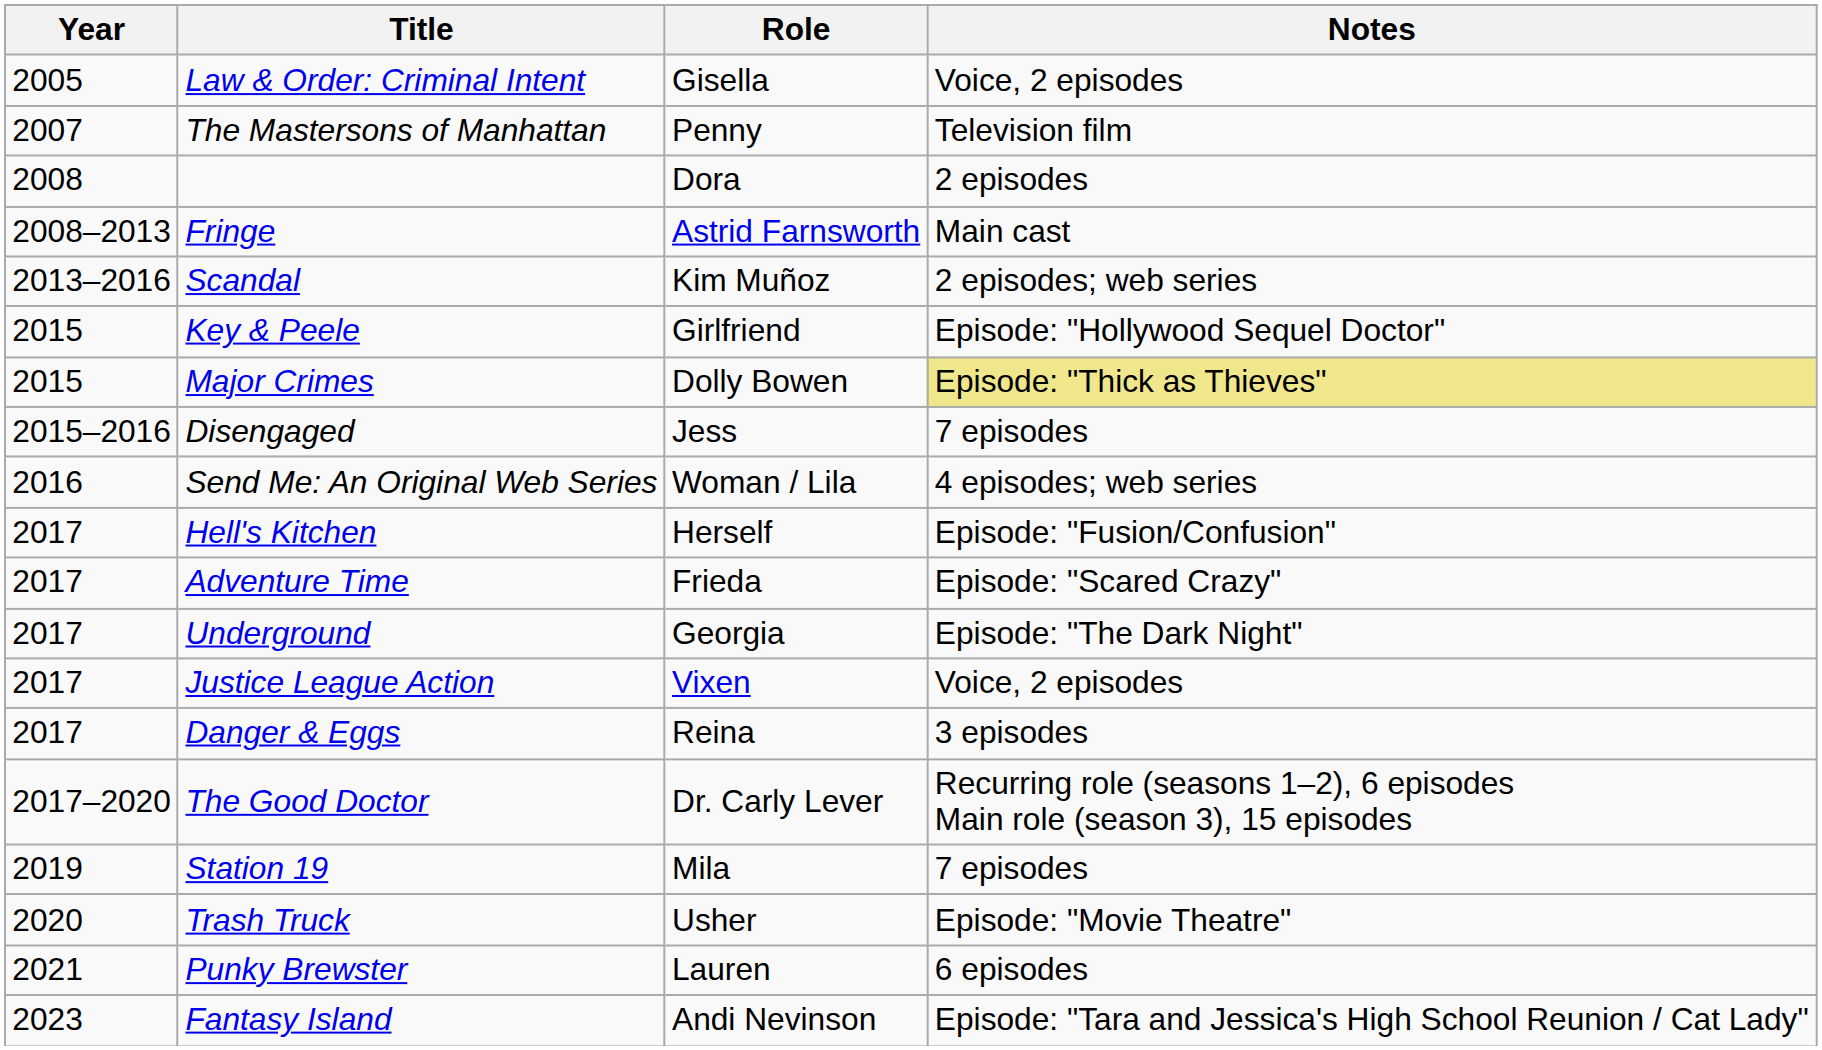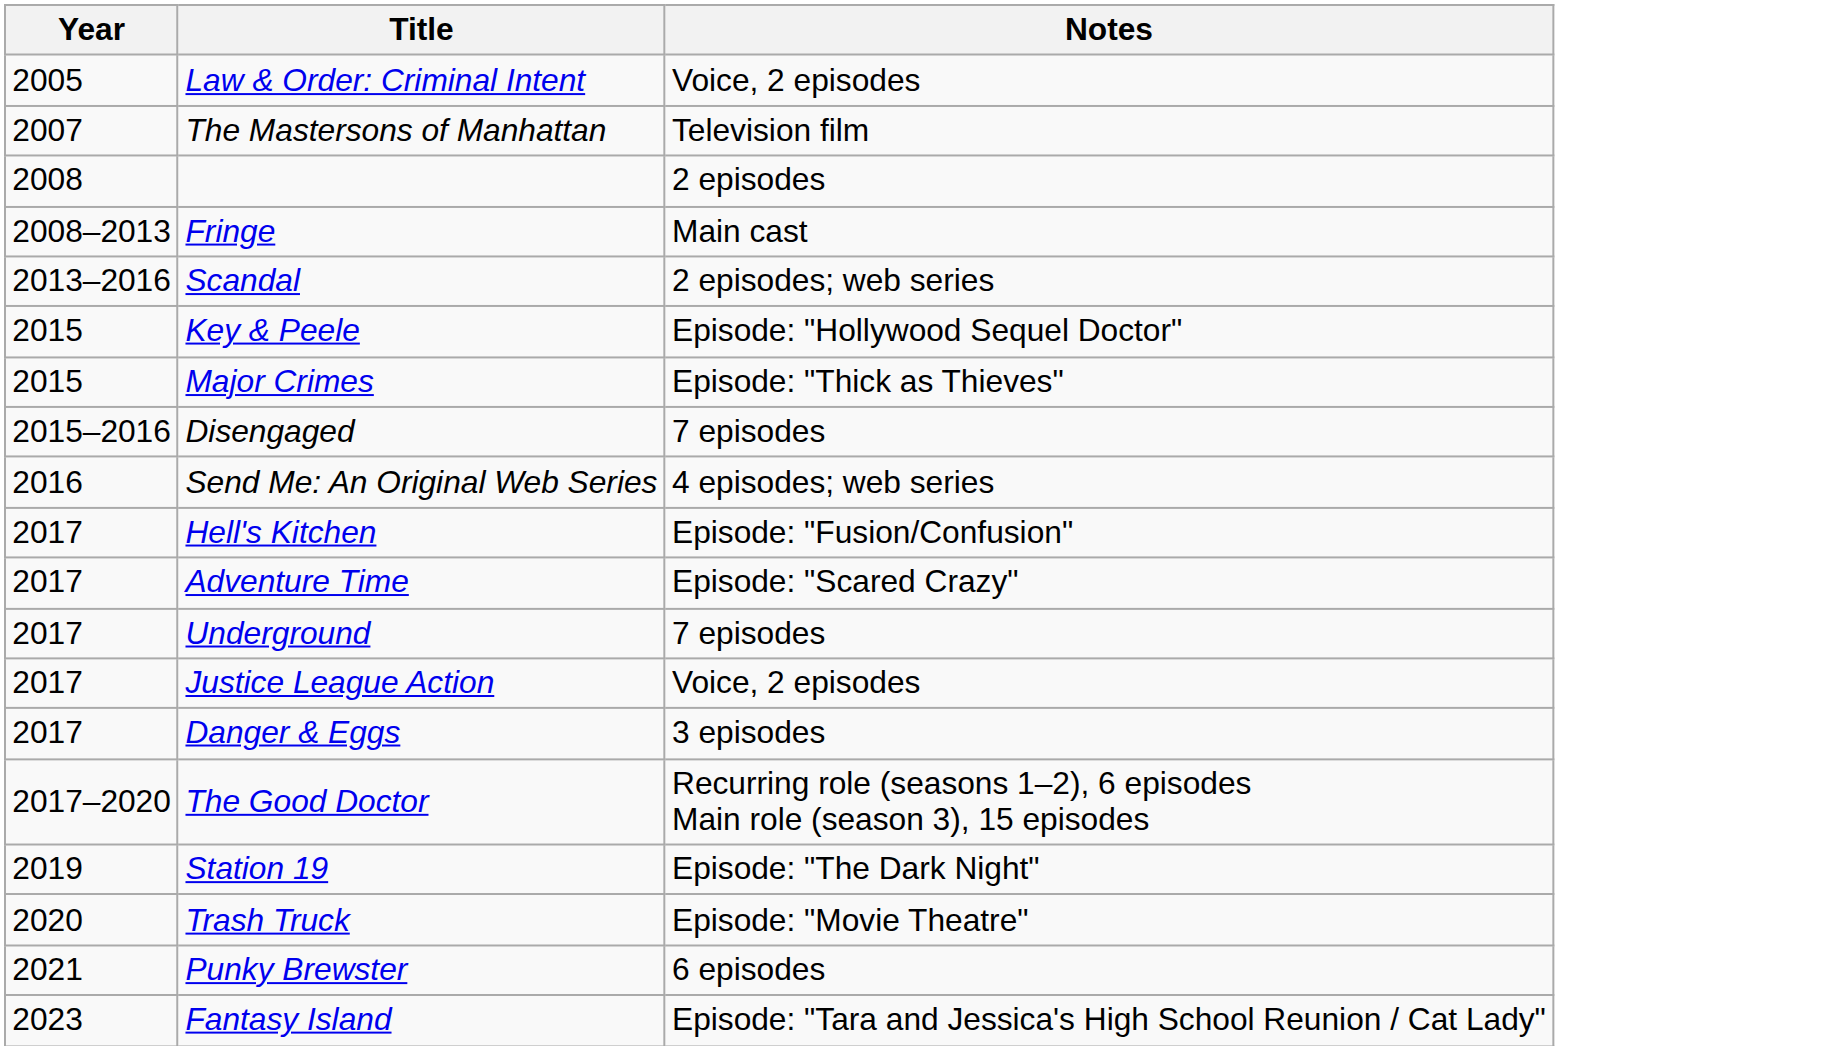- column: (796, 29)
(1131, 381) khaki background -> (868, 381) no background
(1119, 632) Episode: "The Dark Night" -> (749, 632) 7 episodes
(1011, 869) 7 episodes -> (856, 869) Episode: "The Dark Night"
